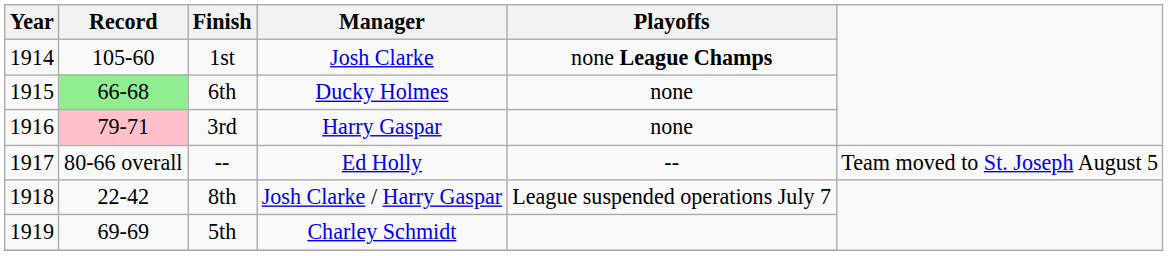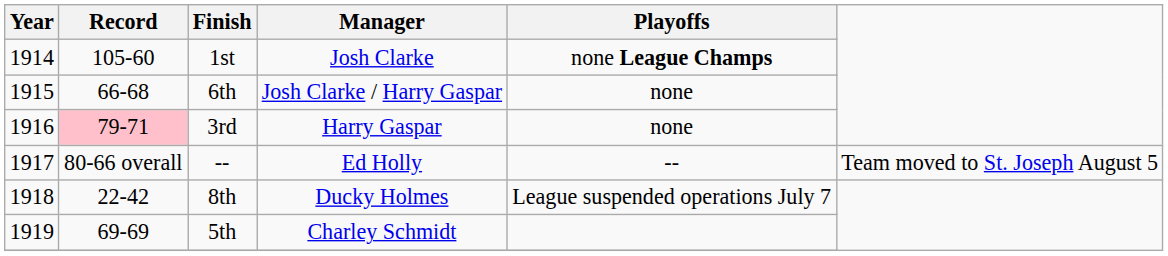(123, 92) lightgreen background -> (123, 92) no background
(382, 92) Ducky Holmes -> (382, 92) Josh Clarke / Harry Gaspar
(382, 197) Josh Clarke / Harry Gaspar -> (382, 197) Ducky Holmes
